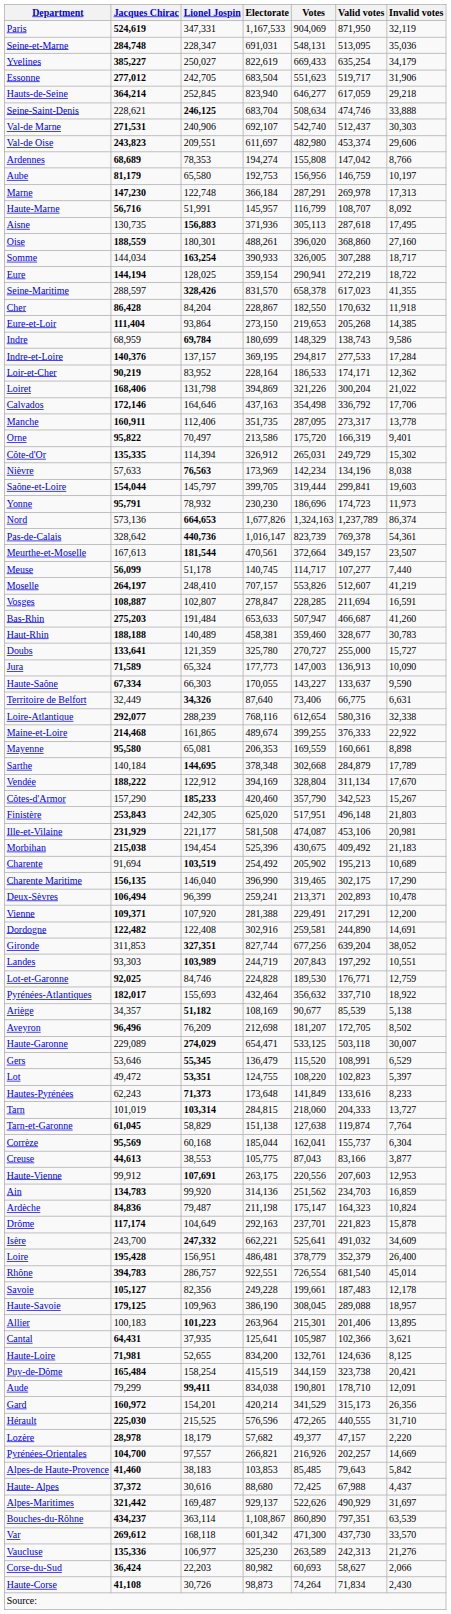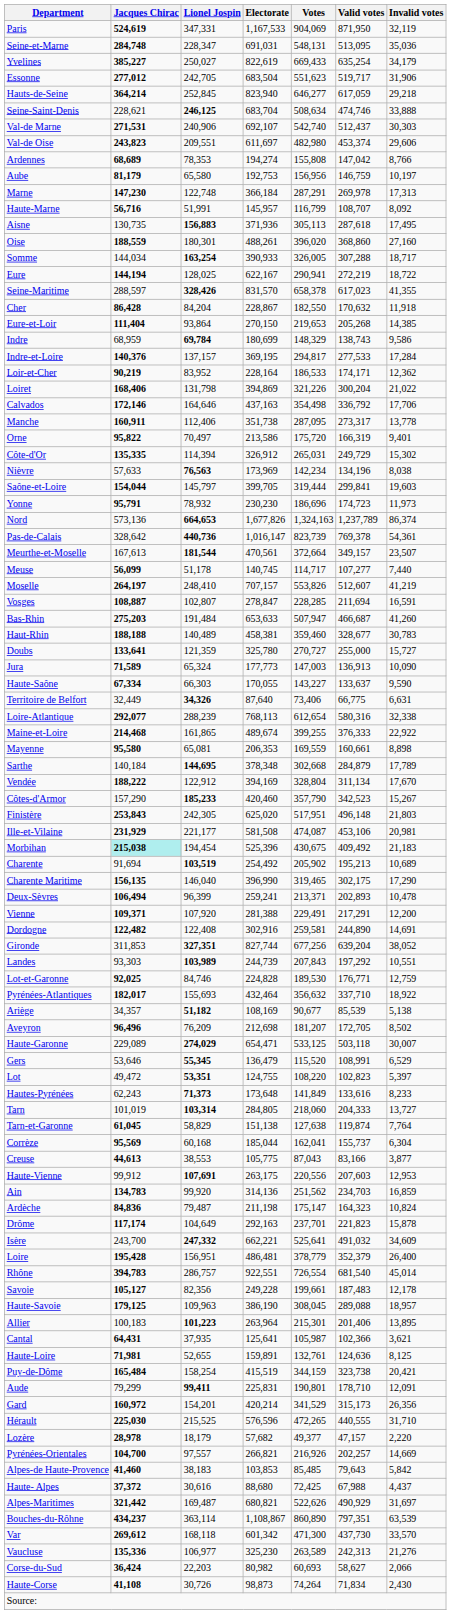(262, 274) 359,154 -> (262, 274) 622,167
(262, 323) 273,150 -> (262, 323) 270,150
(262, 421) 351,735 -> (262, 421) 351,738
(261, 716) 768,116 -> (261, 716) 768,113
(130, 847) no background -> (130, 847) paleturquoise background
(262, 962) 244,719 -> (262, 962) 244,739
(262, 1109) 284,815 -> (262, 1109) 284,805
(262, 1355) 834,200 -> (262, 1355) 159,891
(262, 1388) 834,038 -> (262, 1388) 225,831
(262, 1502) 929,137 -> (262, 1502) 680,821
